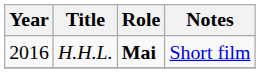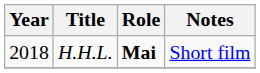(29, 51) 2016 -> (29, 51) 2018
